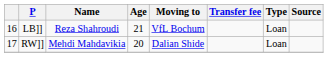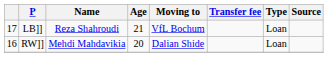(12, 28) 16 -> (12, 28) 17
(12, 44) 17 -> (12, 44) 16
